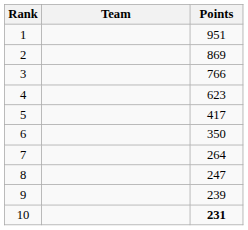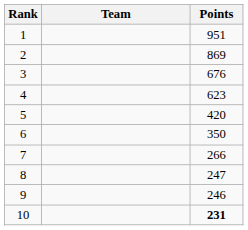(216, 74) 766 -> (216, 74) 676
(216, 114) 417 -> (216, 114) 420
(216, 154) 264 -> (216, 154) 266
(216, 194) 239 -> (216, 194) 246
